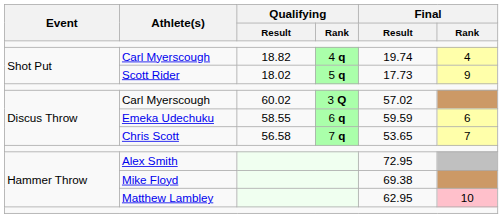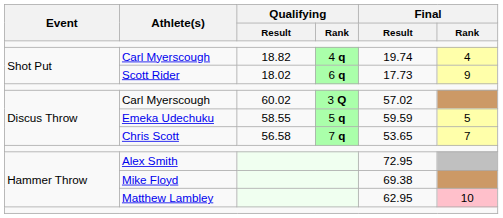(337, 75) 5 q -> (337, 75) 6 q
(337, 118) 6 q -> (337, 118) 5 q
(467, 118) 6 -> (467, 118) 5
